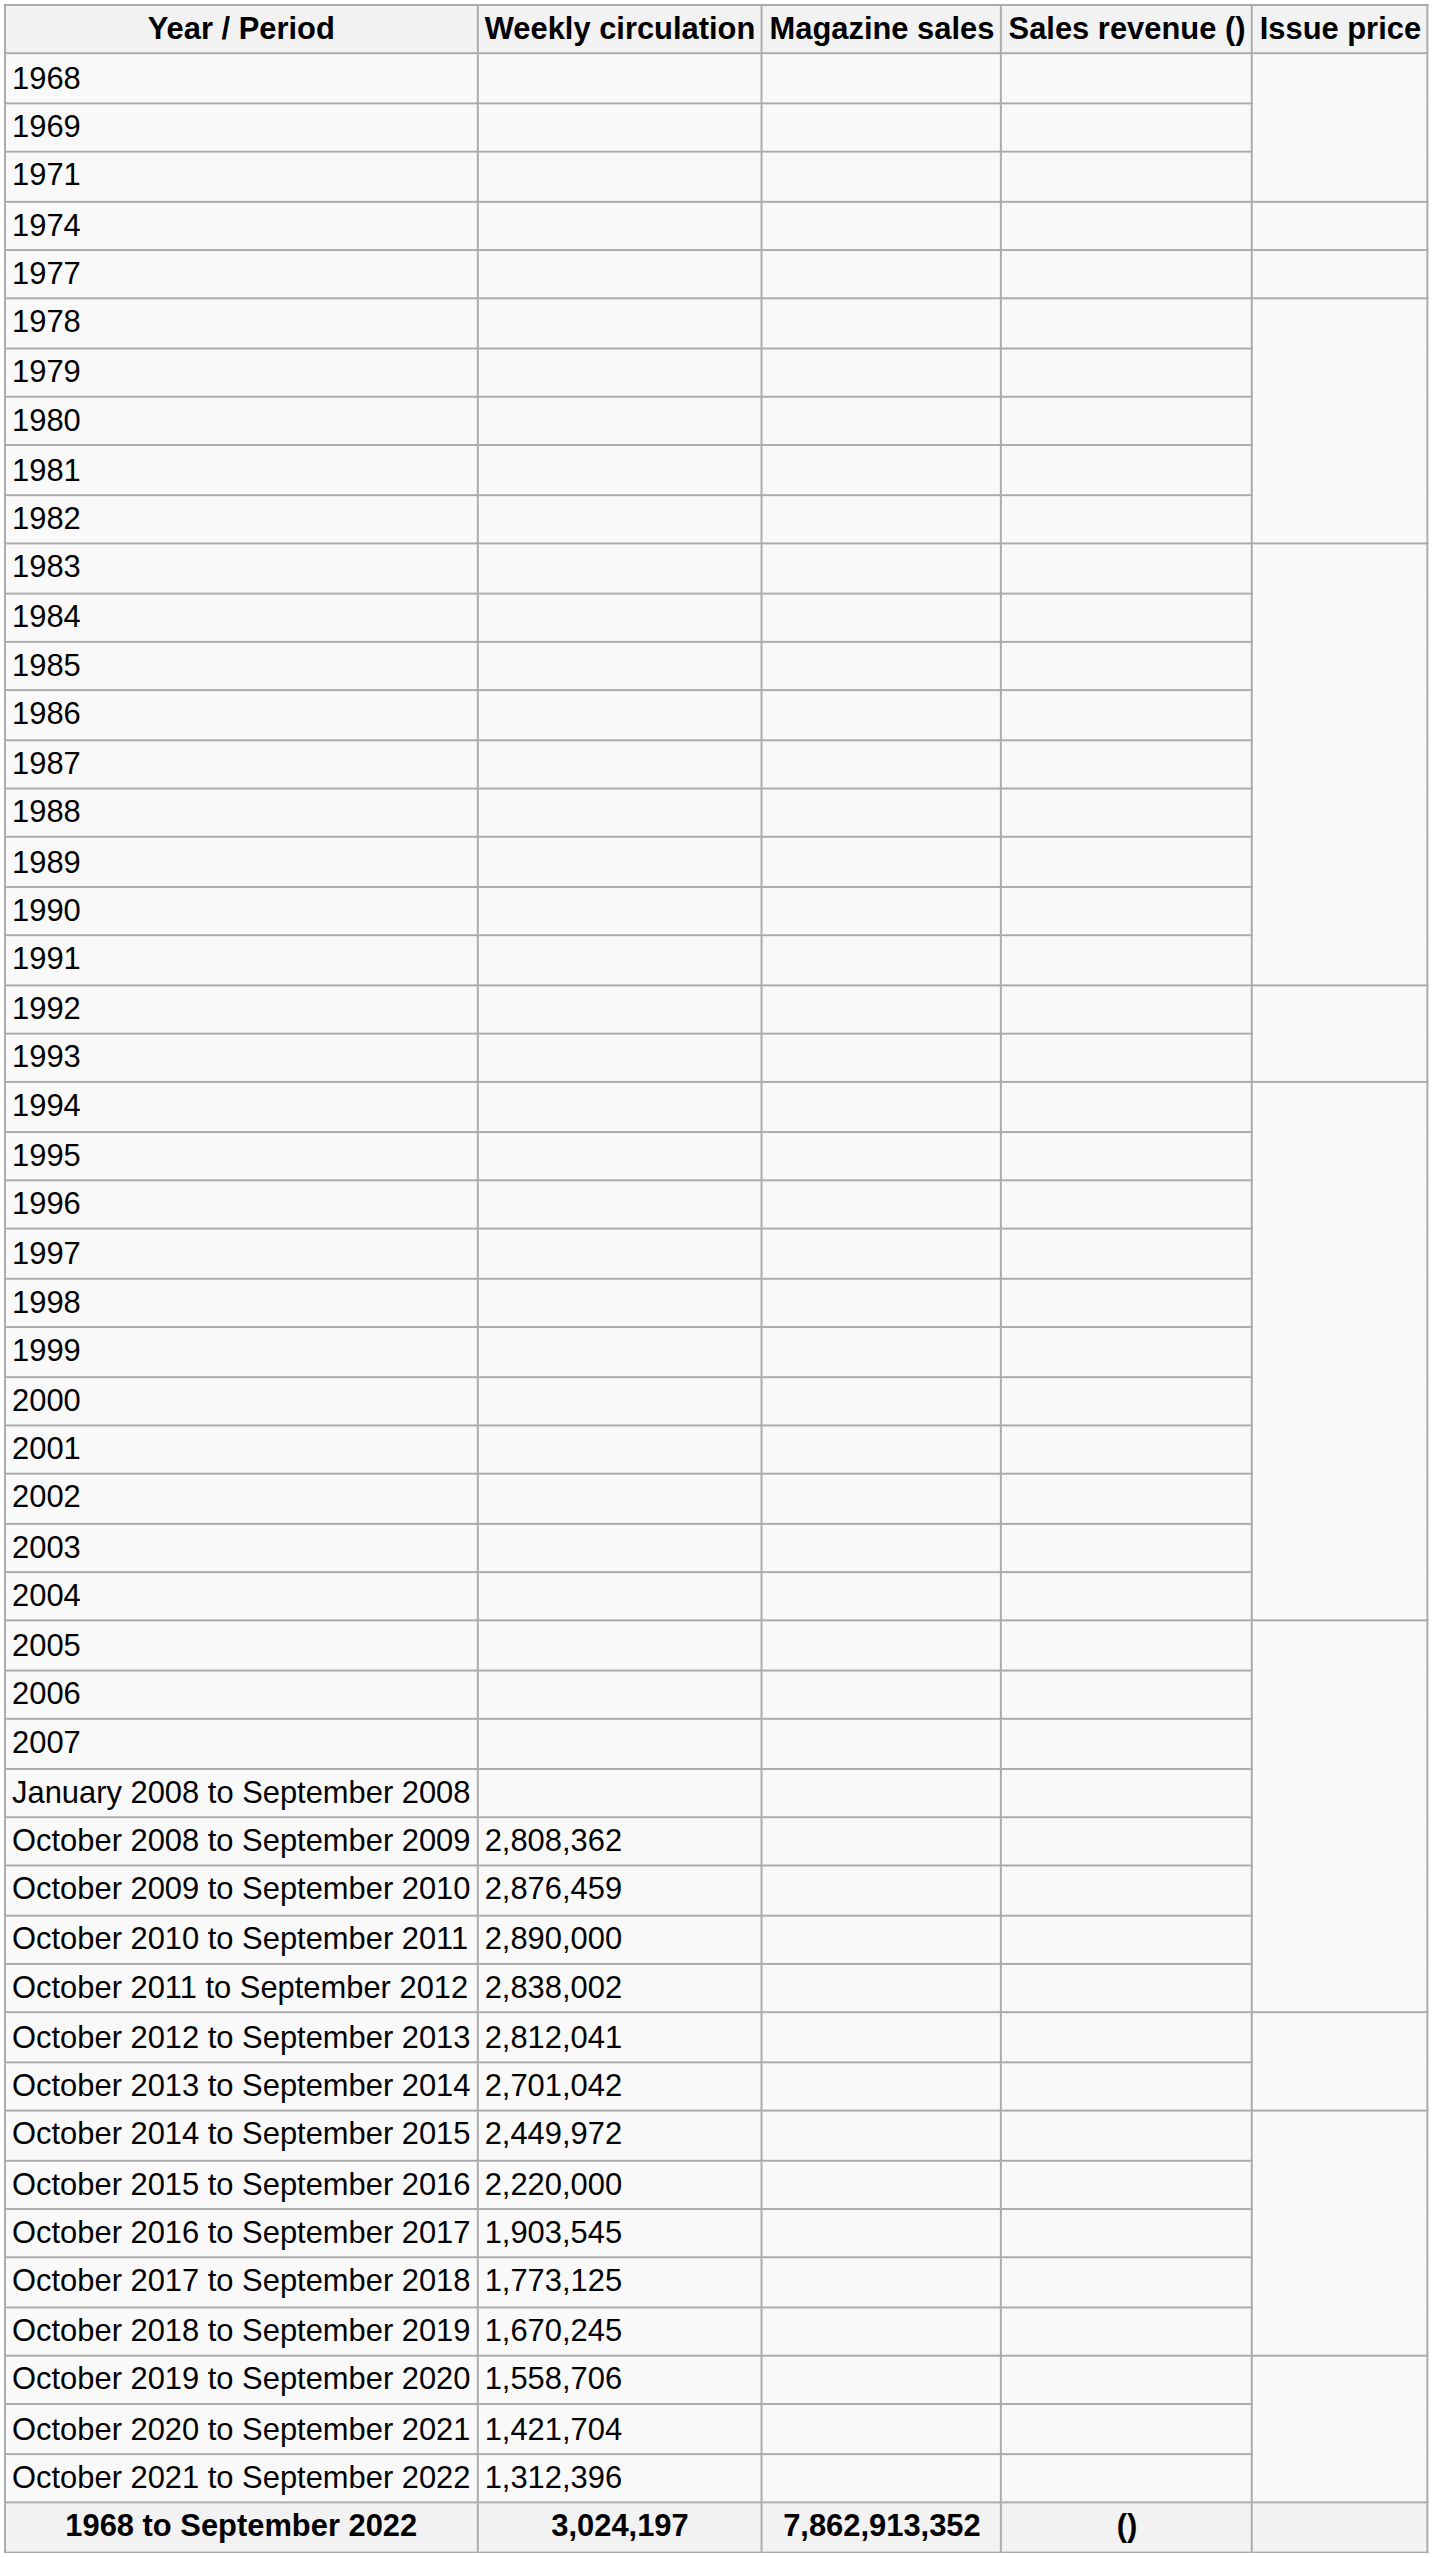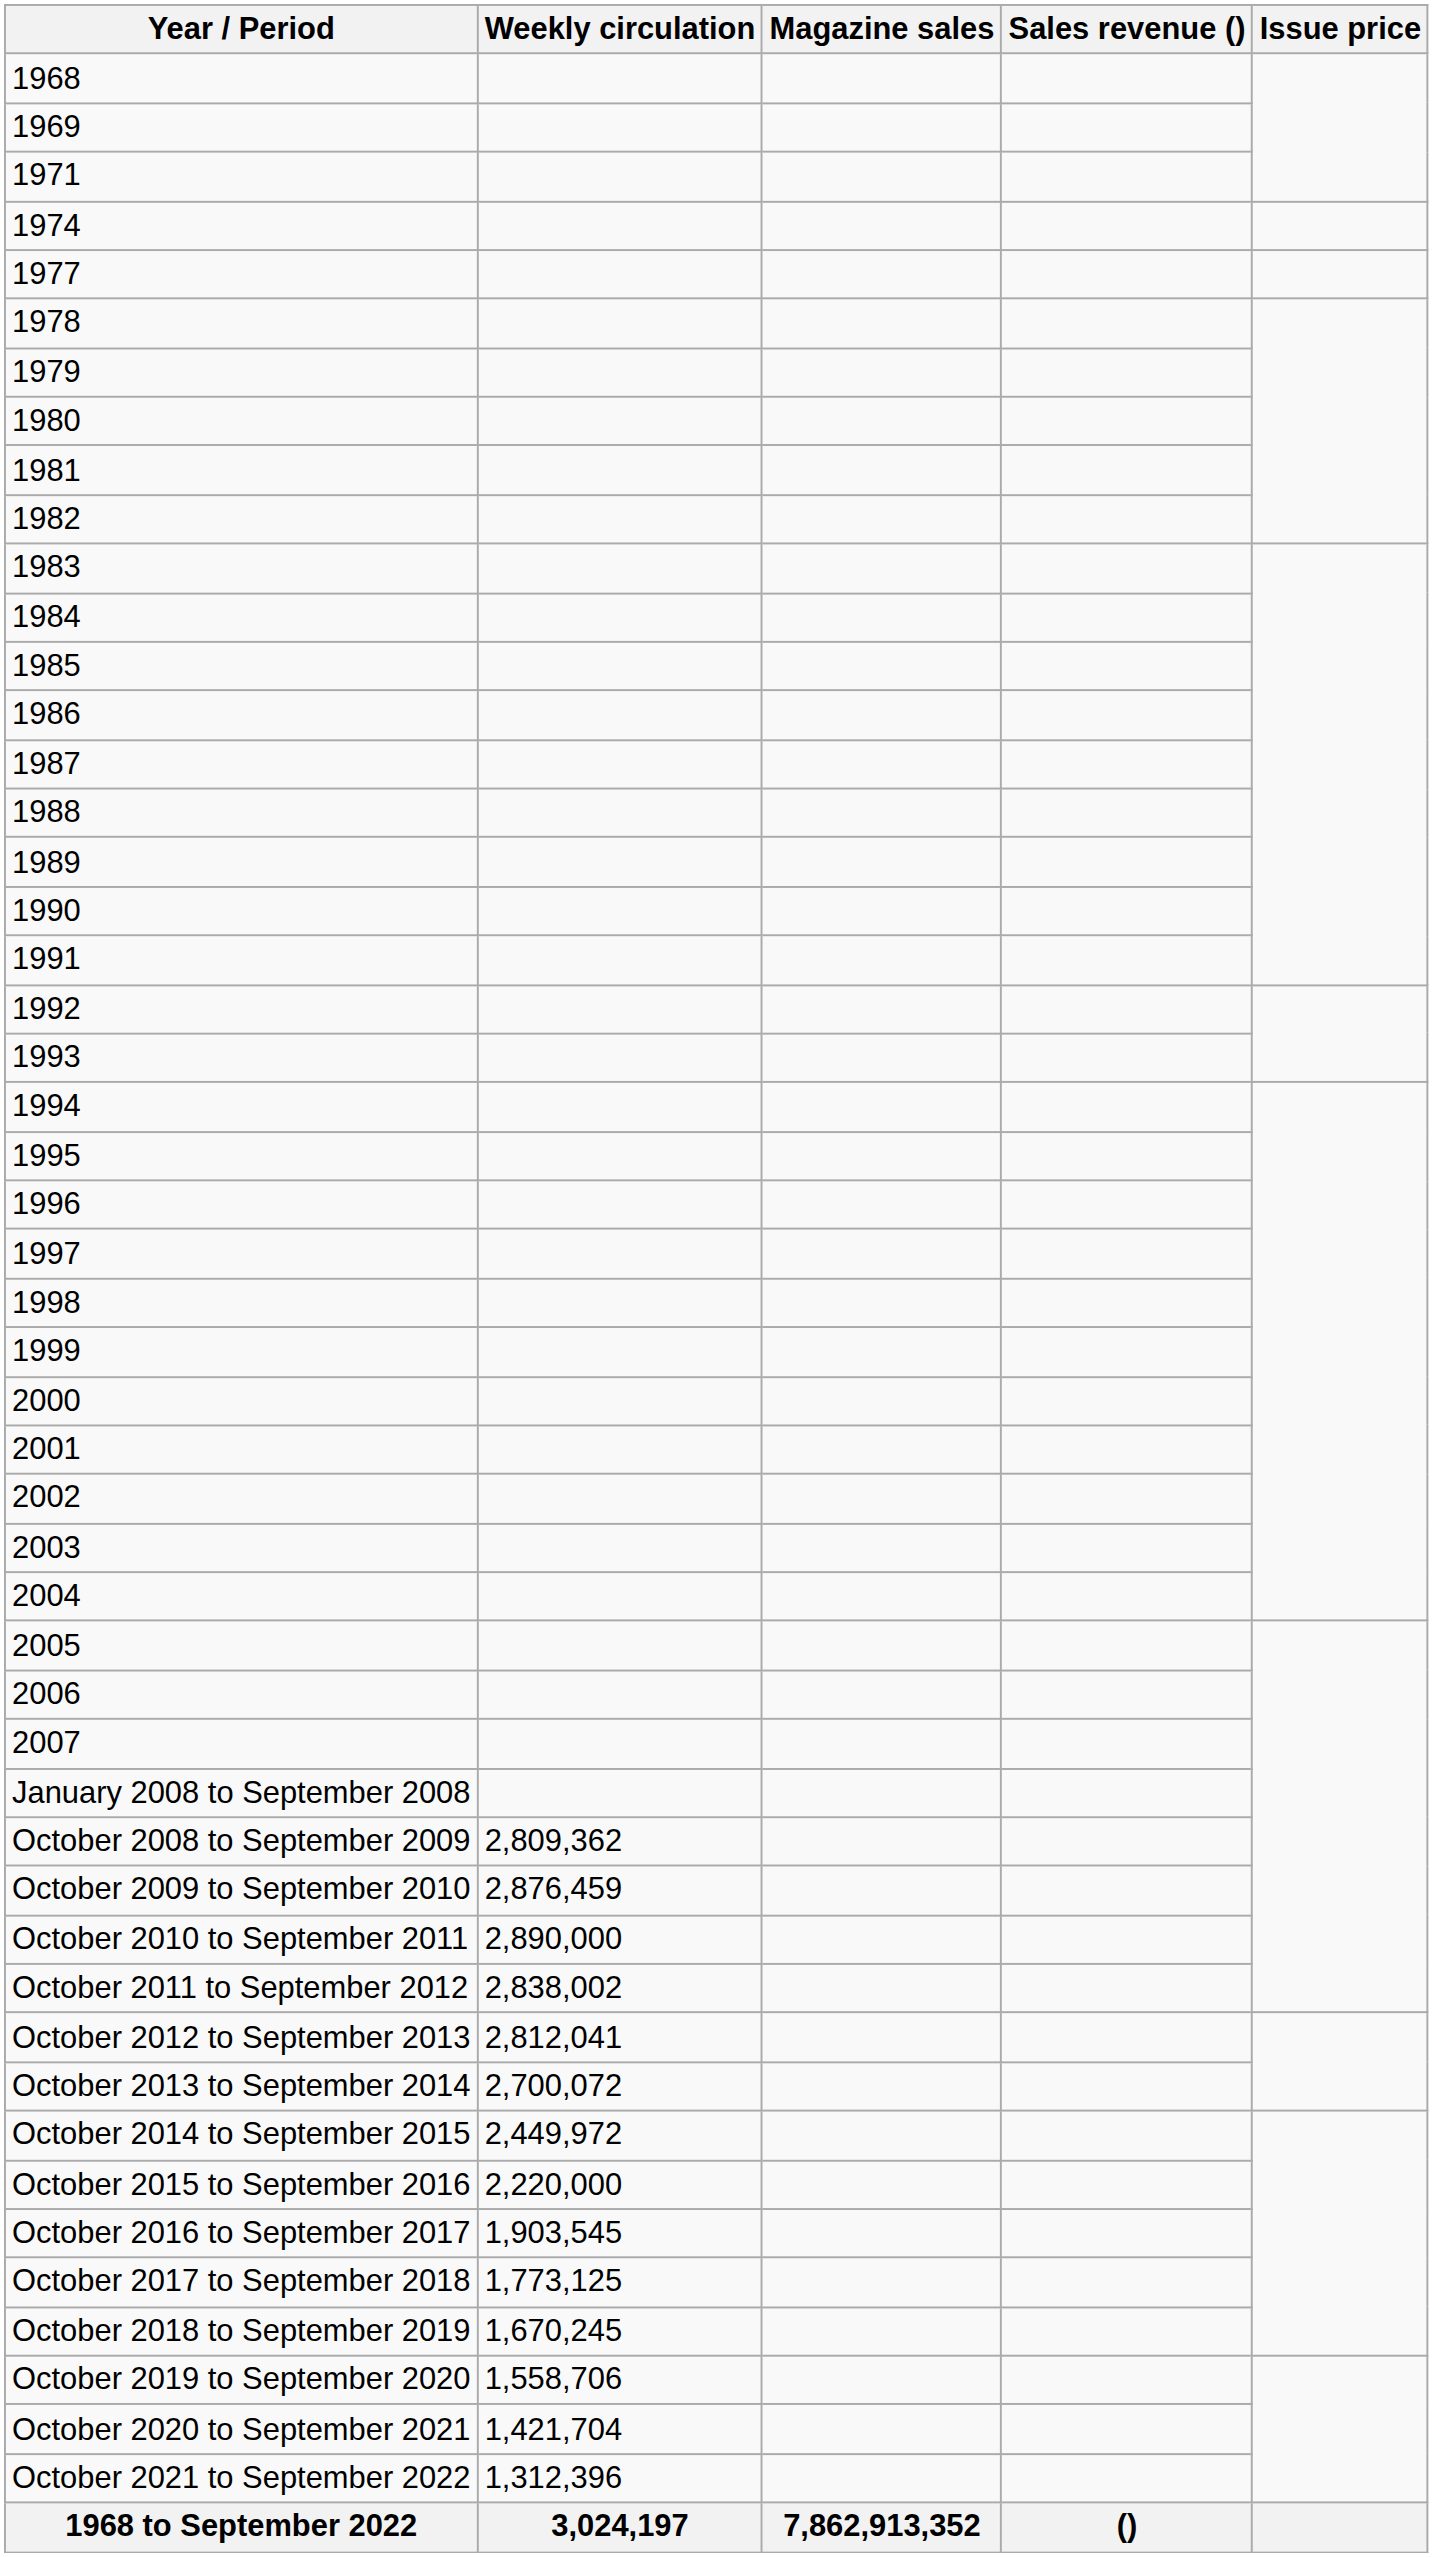(553, 1841) 2,808,362 -> (553, 1841) 2,809,362
(553, 2085) 2,701,042 -> (553, 2085) 2,700,072
